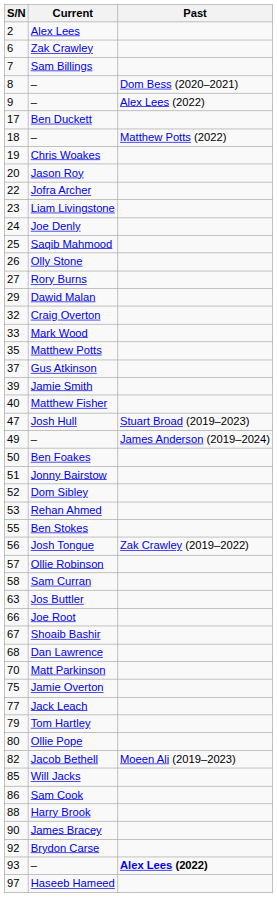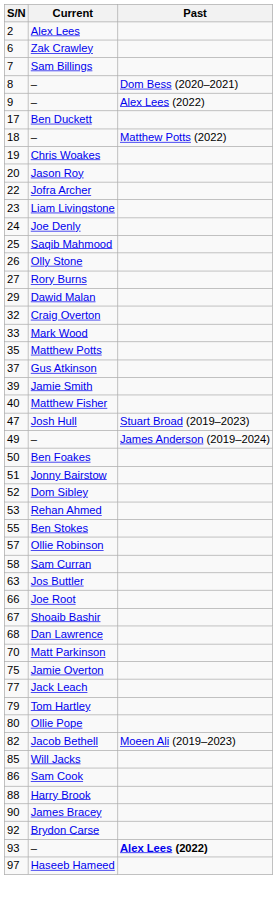- row: (13, 546)
